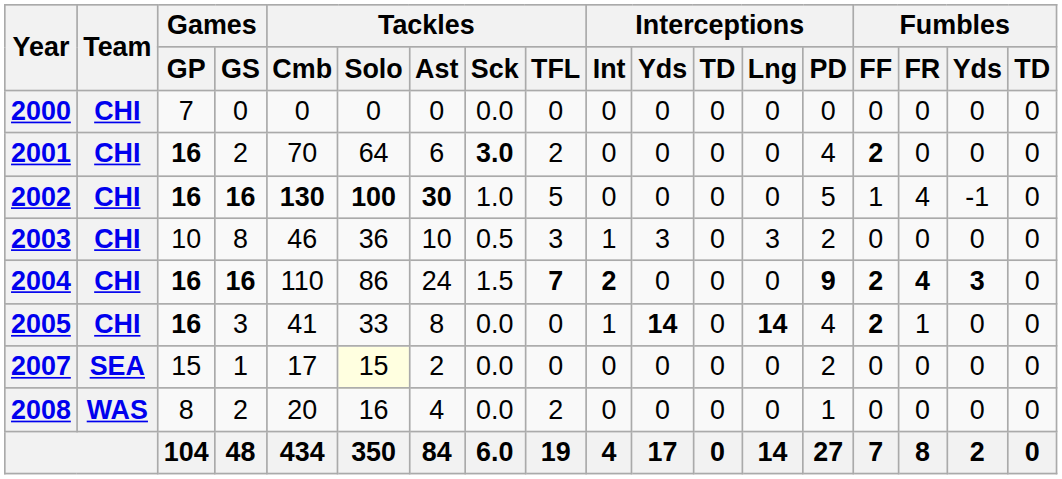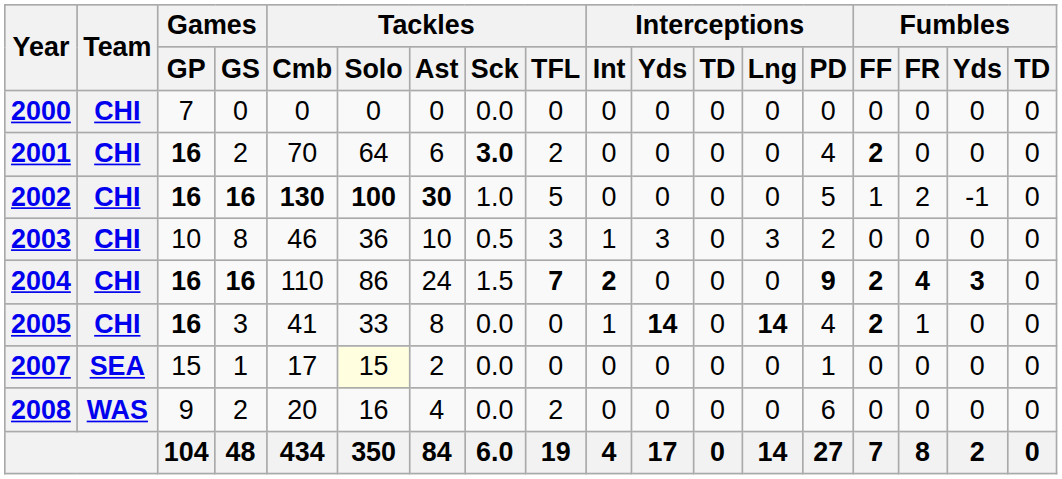(922, 196) 4 -> (922, 196) 2
(828, 366) 2 -> (828, 366) 1
(186, 409) 8 -> (186, 409) 9
(828, 409) 1 -> (828, 409) 6
